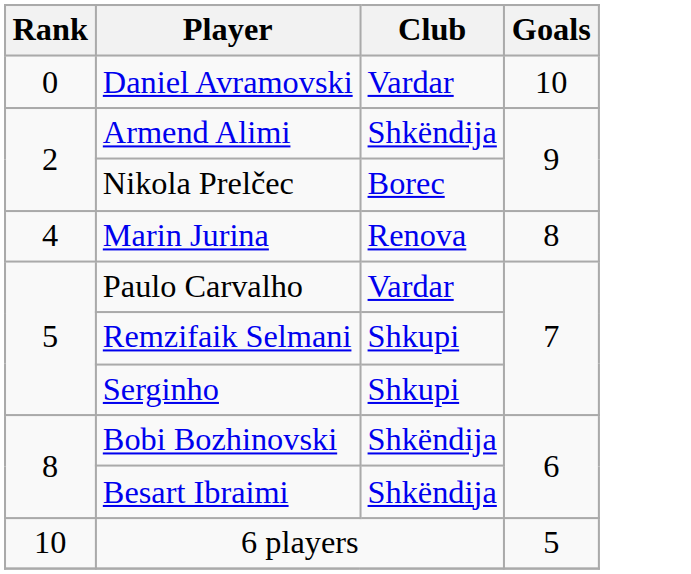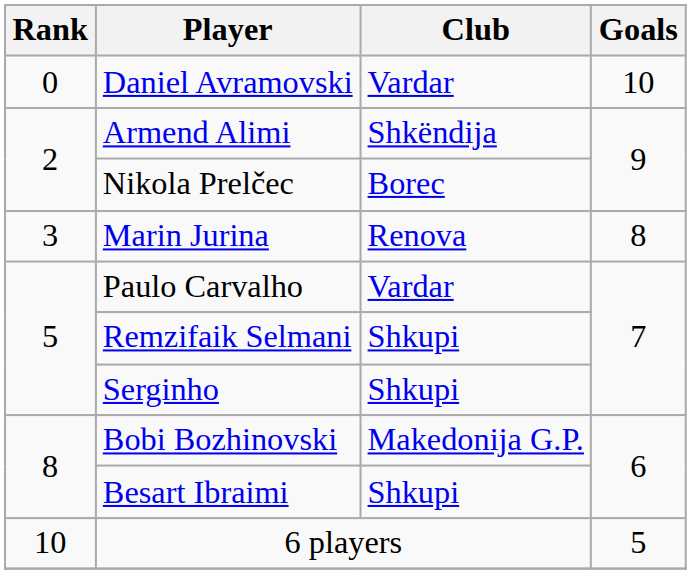(50, 235) 4 -> (50, 235) 3
(432, 440) Shkëndija -> (476, 440) Makedonija G.P.
(432, 491) Shkëndija -> (413, 491) Shkupi
